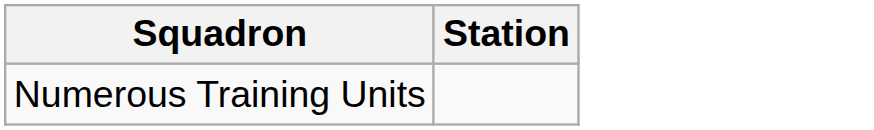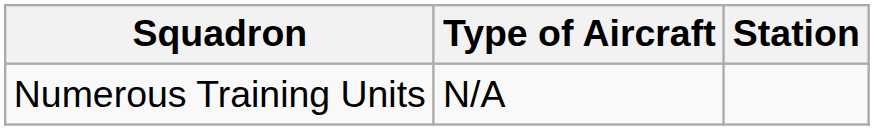+ column: (579, 34)
